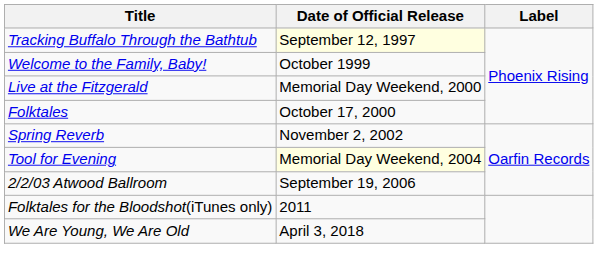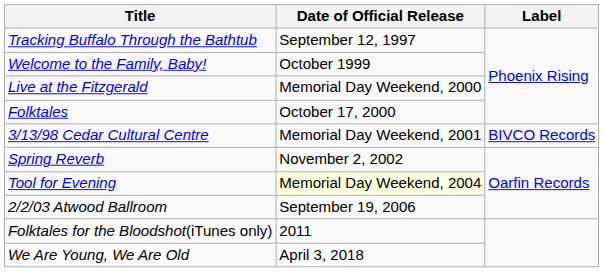(347, 40) lightyellow background -> (347, 40) no background
+ row: (108, 135)
